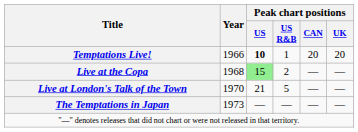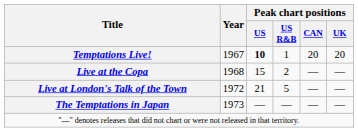(233, 54) 1966 -> (233, 54) 1967
(260, 71) lightgreen background -> (260, 71) no background
(233, 88) 1970 -> (233, 88) 1972
